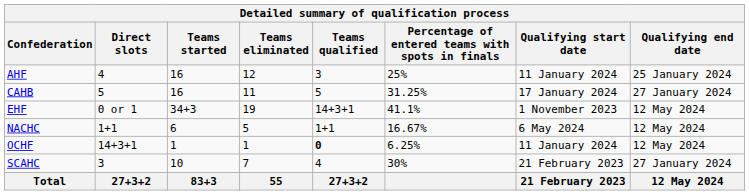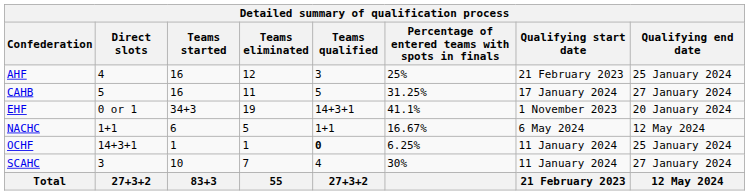(568, 74) 11 January 2024 -> (571, 74) 21 February 2023
(669, 110) 12 May 2024 -> (682, 110) 20 January 2024
(669, 145) 12 May 2024 -> (682, 145) 25 January 2024
(571, 163) 21 February 2023 -> (568, 163) 11 January 2024
